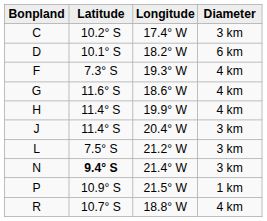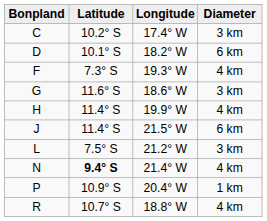(230, 91) 4 km -> (230, 91) 3 km
(165, 129) 20.4° W -> (165, 129) 21.5° W
(230, 129) 3 km -> (230, 129) 6 km
(230, 168) 3 km -> (230, 168) 4 km
(165, 187) 21.5° W -> (165, 187) 20.4° W
